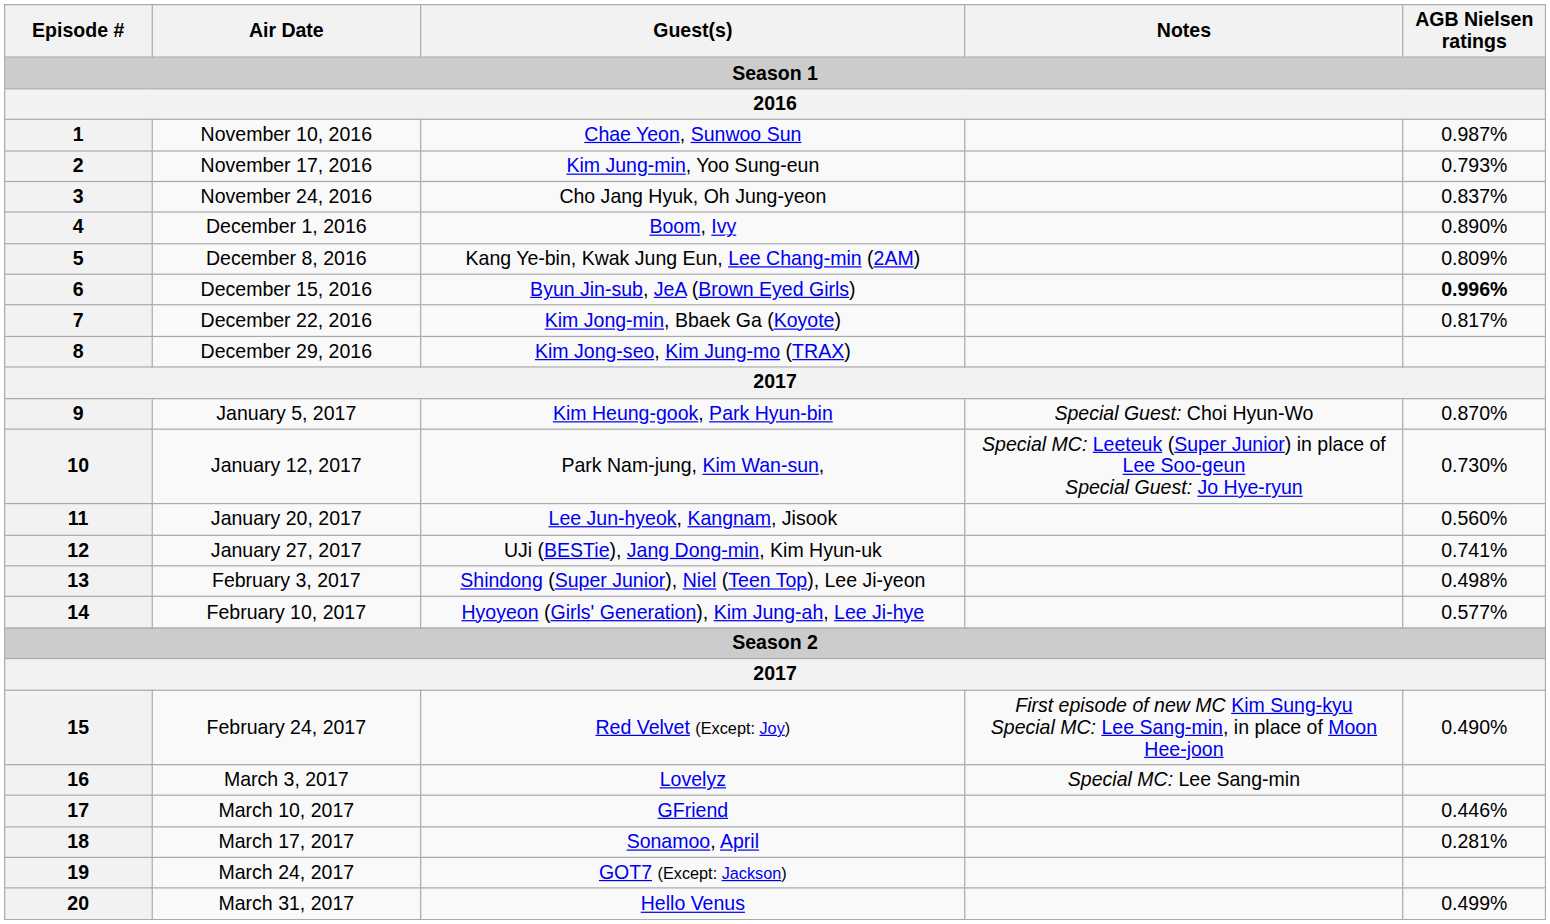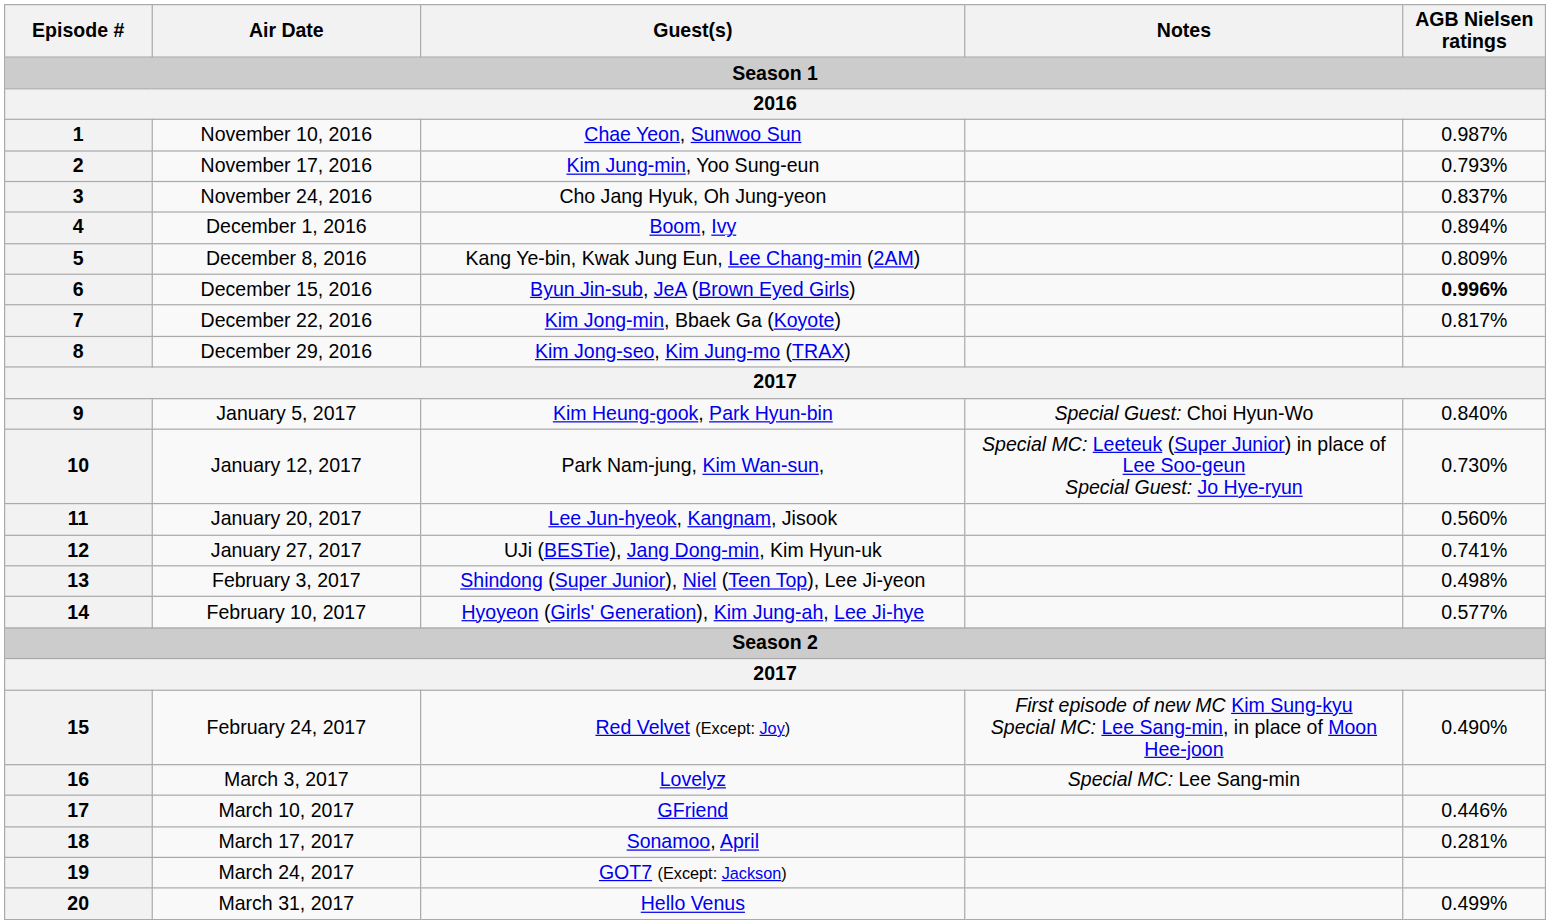(1474, 227) 0.890% -> (1474, 227) 0.894%
(1474, 413) 0.870% -> (1474, 413) 0.840%
